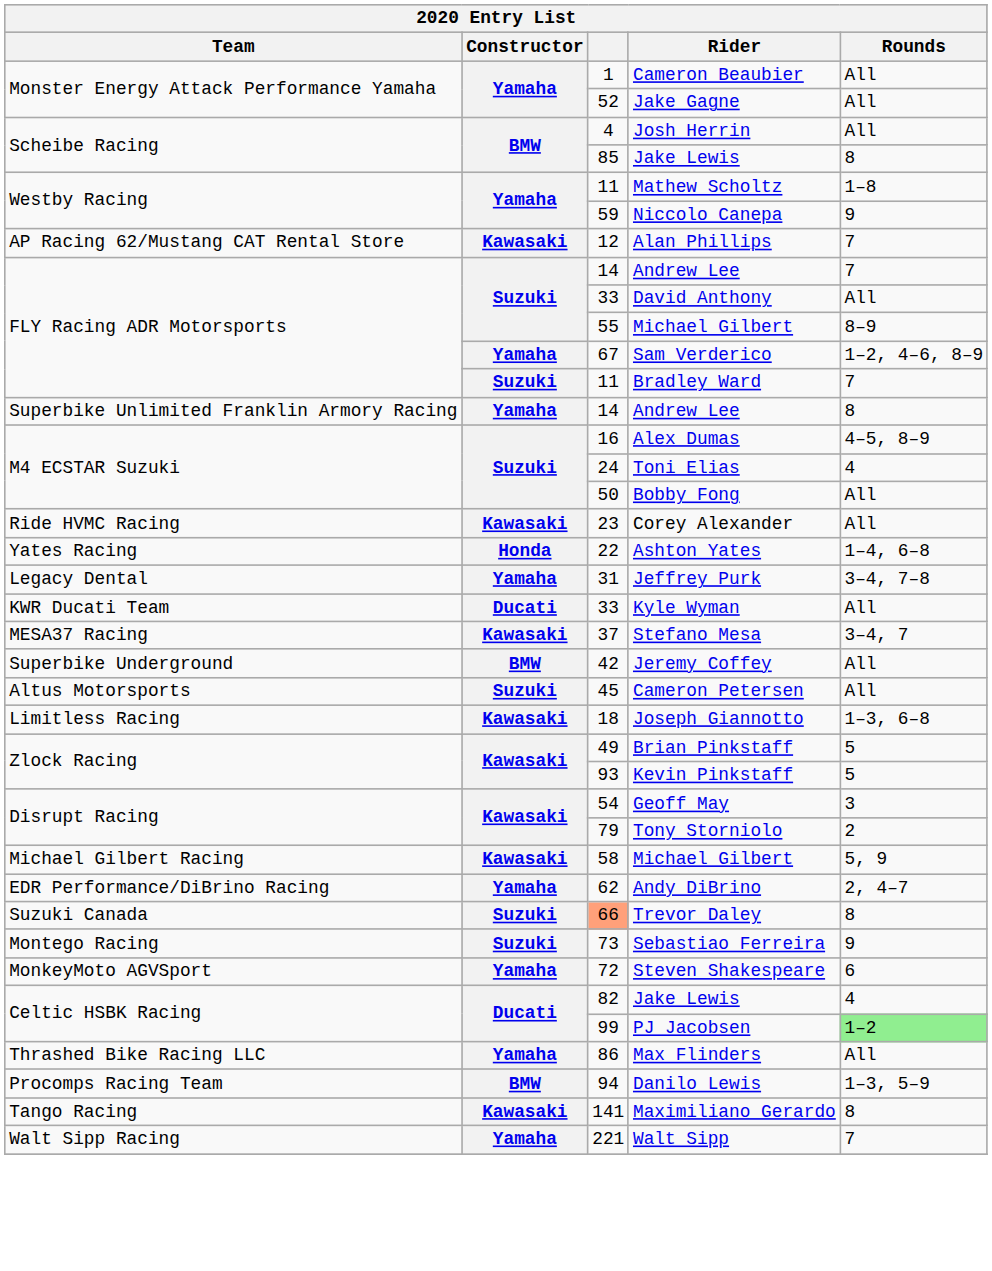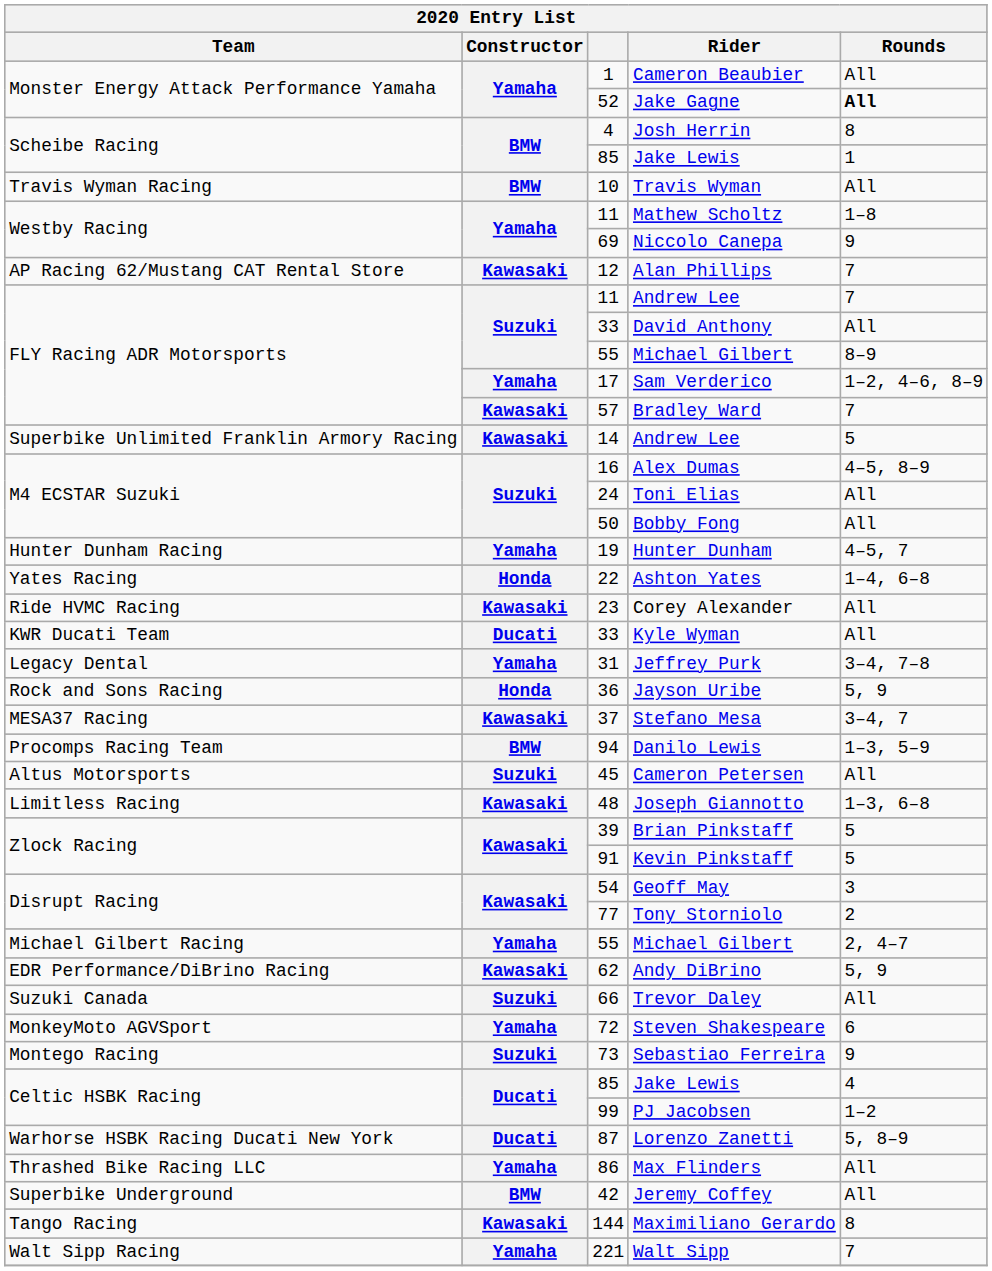(861, 103) normal -> (861, 103) bold
(861, 131) All -> (850, 131) 8
(850, 159) 8 -> (850, 159) 1
+ row: (111, 187)
(608, 215) 59 -> (608, 243) 69
(608, 271) 14 -> (608, 299) 11
(608, 355) 67 -> (608, 383) 17
(525, 383) Suzuki -> (525, 411) Kawasaki
(608, 383) 11 -> (608, 411) 57
(525, 411) Yamaha -> (525, 439) Kawasaki
(850, 411) 8 -> (850, 439) 5
(850, 467) 4 -> (861, 495) All
+ row: (116, 551)
rows swapped: (73, 551) <-> (95, 523)
rows swapped: (79, 579) <-> (89, 607)
+ row: (116, 691)
rows swapped: (121, 663) <-> (116, 1084)
(608, 719) 18 -> (608, 804) 48
(608, 747) 49 -> (608, 832) 39
(608, 776) 93 -> (608, 860) 91
(608, 832) 79 -> (608, 916) 77
(525, 860) Kawasaki -> (525, 944) Yamaha
(608, 860) 58 -> (608, 944) 55
(866, 860) 5, 9 -> (877, 944) 2, 4–7
(525, 888) Yamaha -> (525, 972) Kawasaki
(877, 888) 2, 4–7 -> (866, 972) 5, 9
(608, 916) lightsalmon background -> (608, 1000) no background
(850, 916) 8 -> (861, 1000) All
rows swapped: (111, 972) <-> (84, 944)
(608, 1000) 82 -> (608, 1084) 85
(861, 1028) lightgreen background -> (861, 1112) no background
+ row: (201, 1140)
(608, 1112) 141 -> (608, 1224) 144
